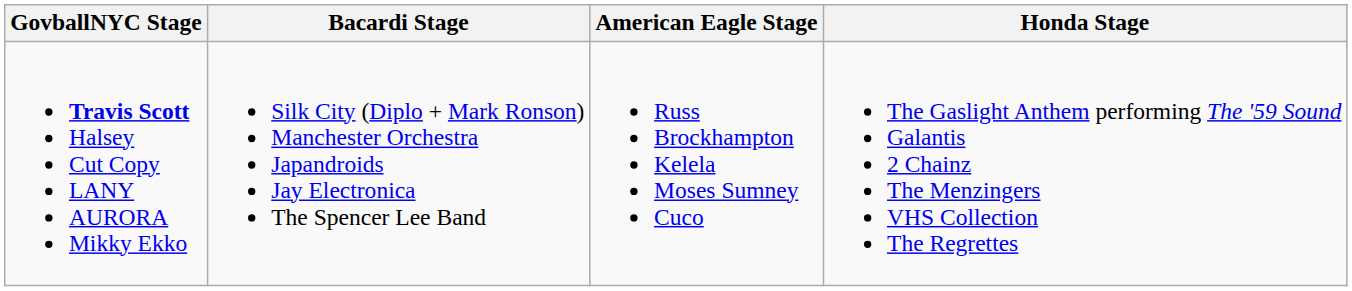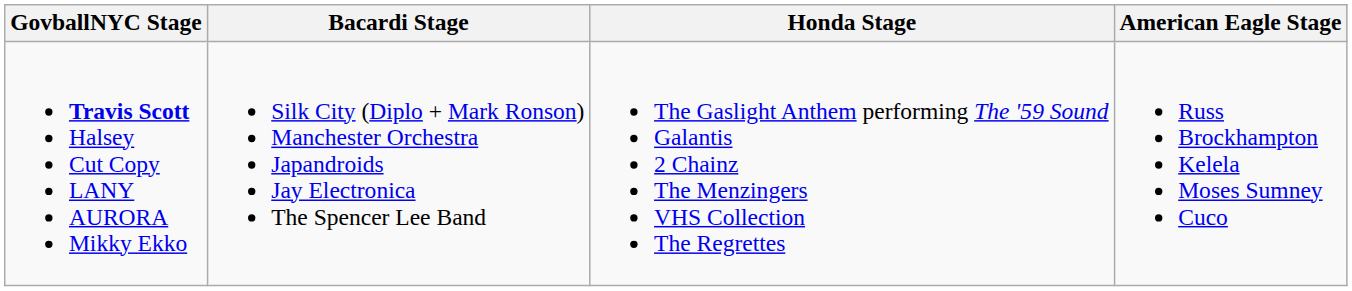columns swapped: (1085, 23) <-> (706, 23)
